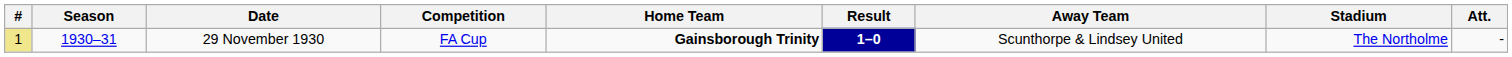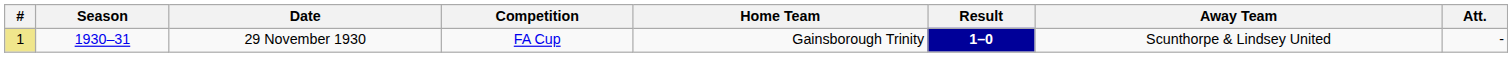- column: (1359, 16)
(747, 40) bold -> (858, 40) normal
